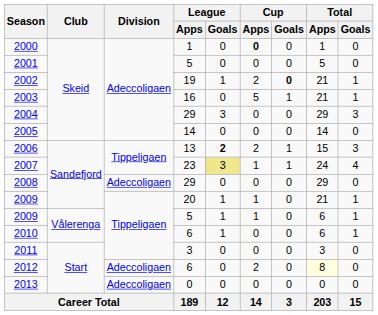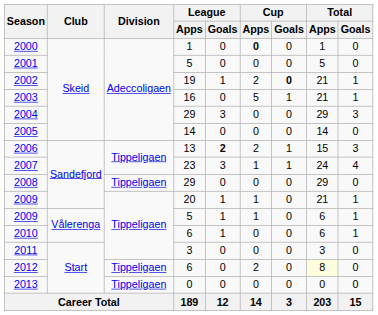(223, 166) khaki background -> (223, 166) no background
(139, 183) Adeccoligaen -> (139, 183) Tippeligaen
(139, 268) Adeccoligaen -> (139, 268) Tippeligaen
(139, 285) Adeccoligaen -> (139, 285) Tippeligaen
